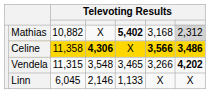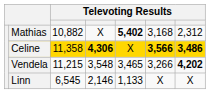(190, 33) lightgrey background -> (190, 33) no background
(68, 65) 11,315 -> (68, 65) 11,215
(68, 81) 6,045 -> (68, 81) 6,545
